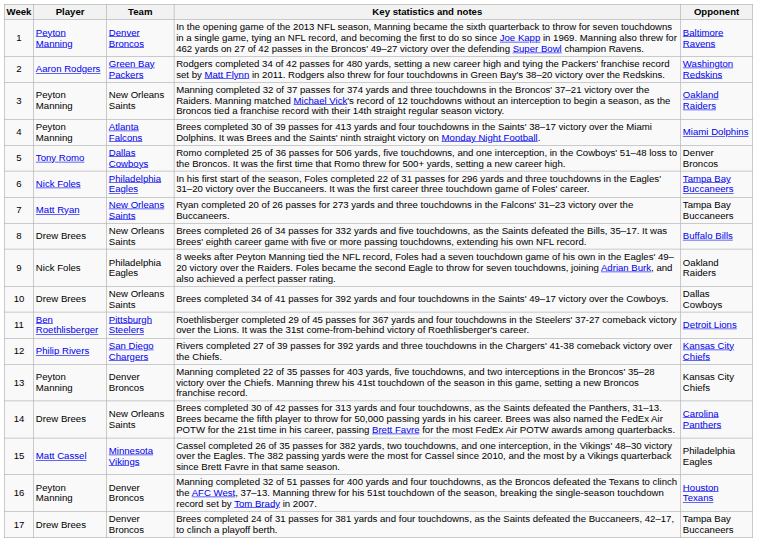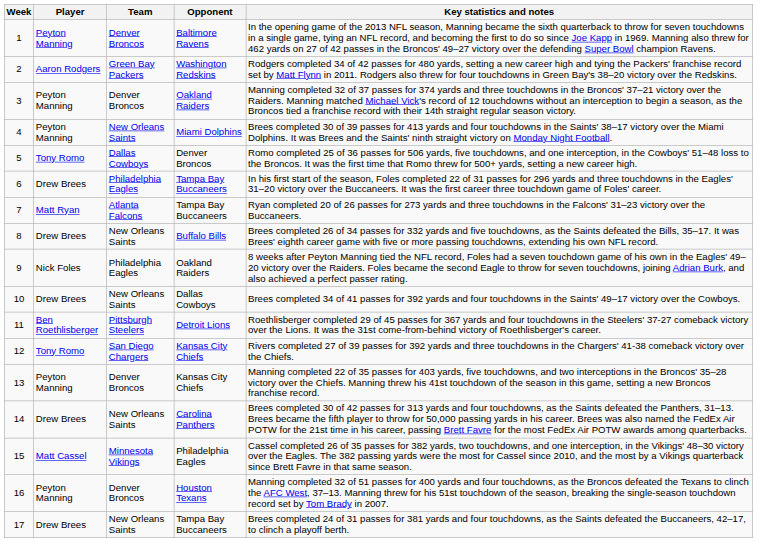columns swapped: (717, 12) <-> (427, 12)
(137, 100) New Orleans Saints -> (126, 100) Denver Broncos
(126, 132) Atlanta Falcons -> (137, 132) New Orleans Saints
(58, 184) Nick Foles -> (61, 184) Drew Brees
(137, 210) New Orleans Saints -> (126, 210) Atlanta Falcons
(63, 351) Philip Rivers -> (60, 351) Tony Romo
(126, 524) Denver Broncos -> (137, 524) New Orleans Saints
